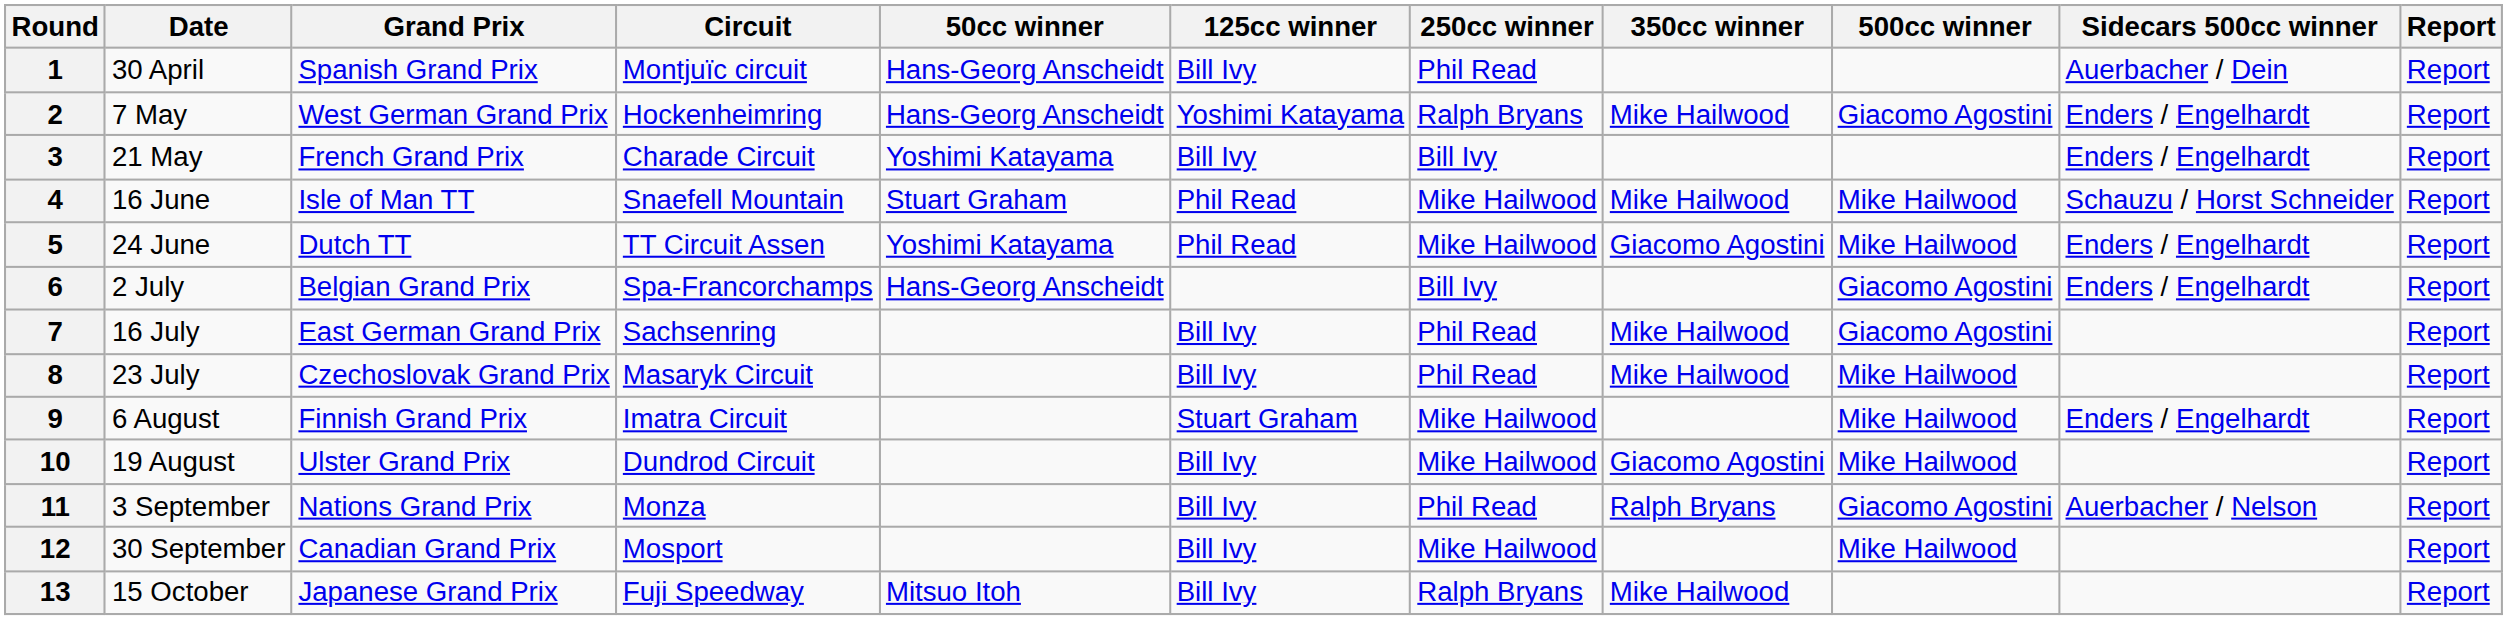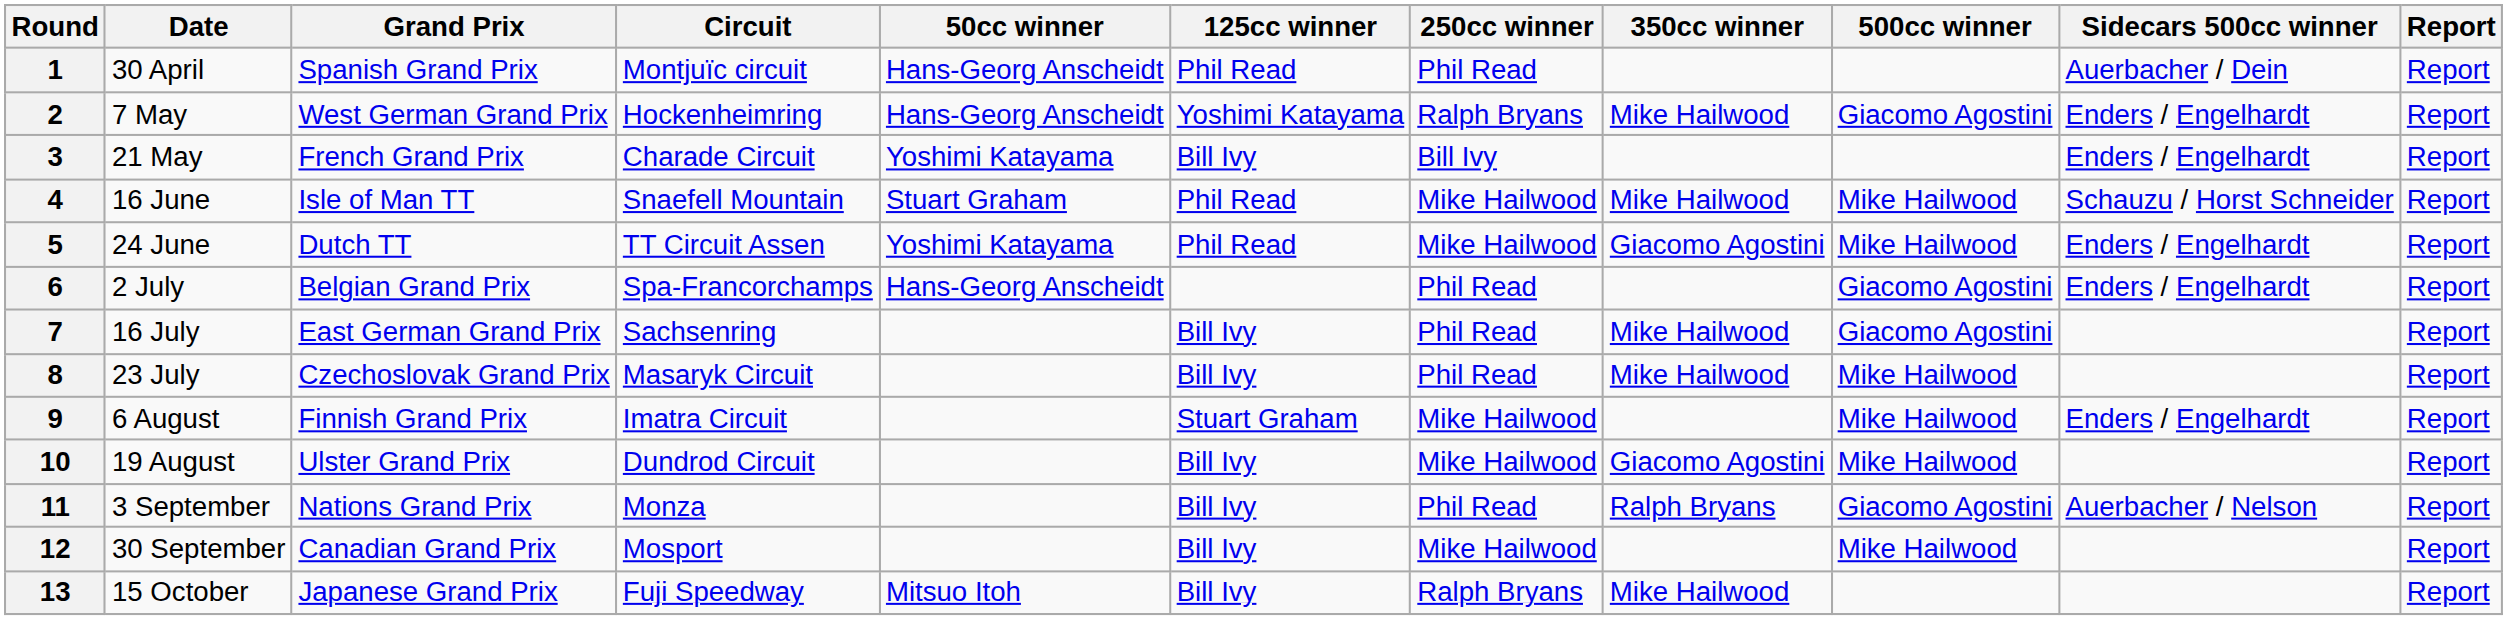(1217, 70) Bill Ivy -> (1237, 70) Phil Read
(1457, 287) Bill Ivy -> (1477, 287) Phil Read
